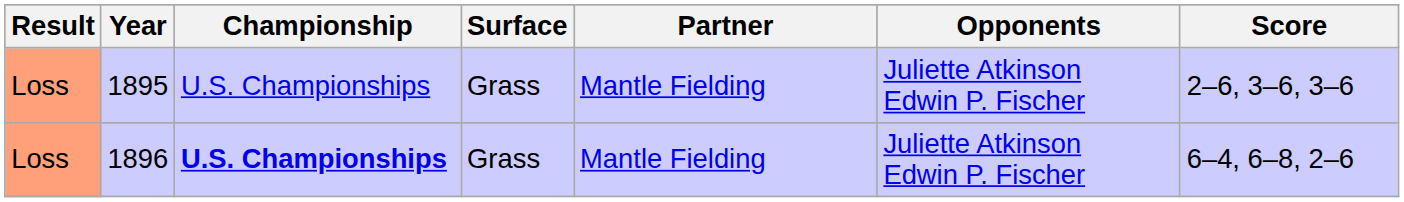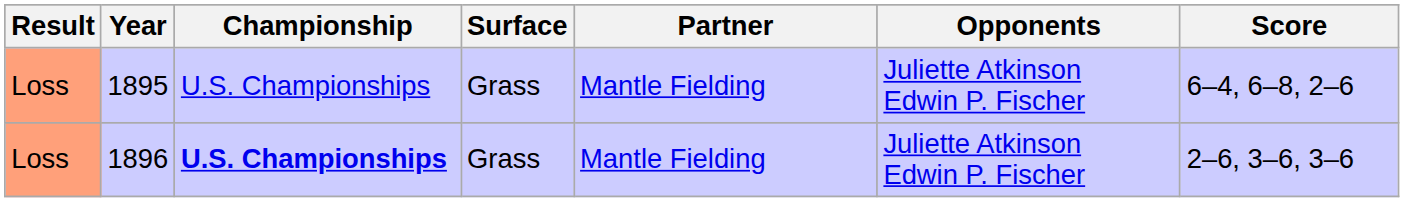(1270, 84) 2–6, 3–6, 3–6 -> (1270, 84) 6–4, 6–8, 2–6
(1270, 159) 6–4, 6–8, 2–6 -> (1270, 159) 2–6, 3–6, 3–6
